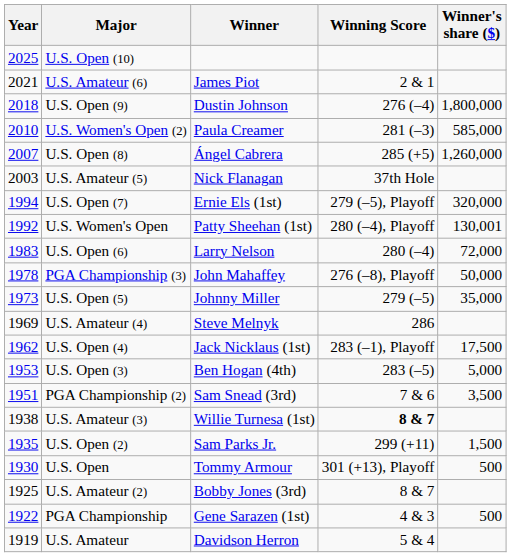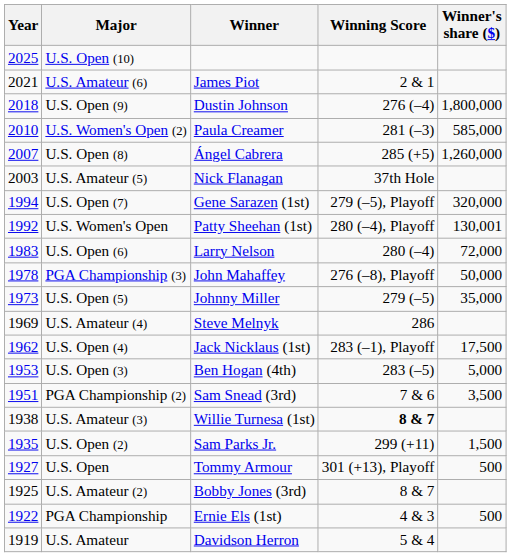(238, 202) Ernie Els (1st) -> (252, 202) Gene Sarazen (1st)
(23, 467) 1930 -> (23, 467) 1927
(252, 515) Gene Sarazen (1st) -> (238, 515) Ernie Els (1st)
